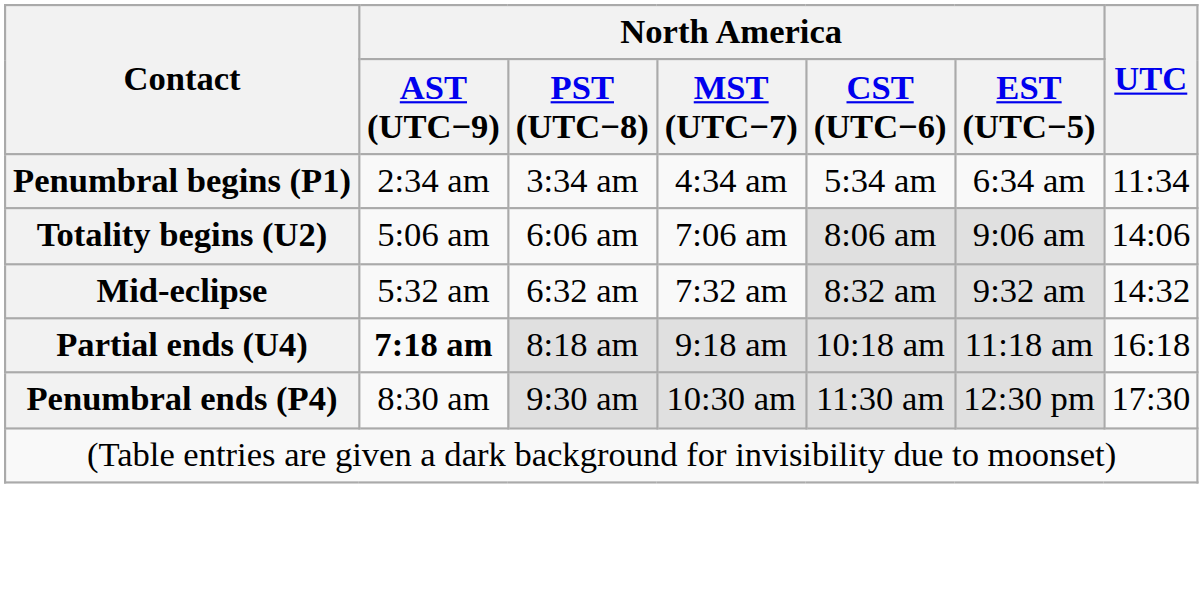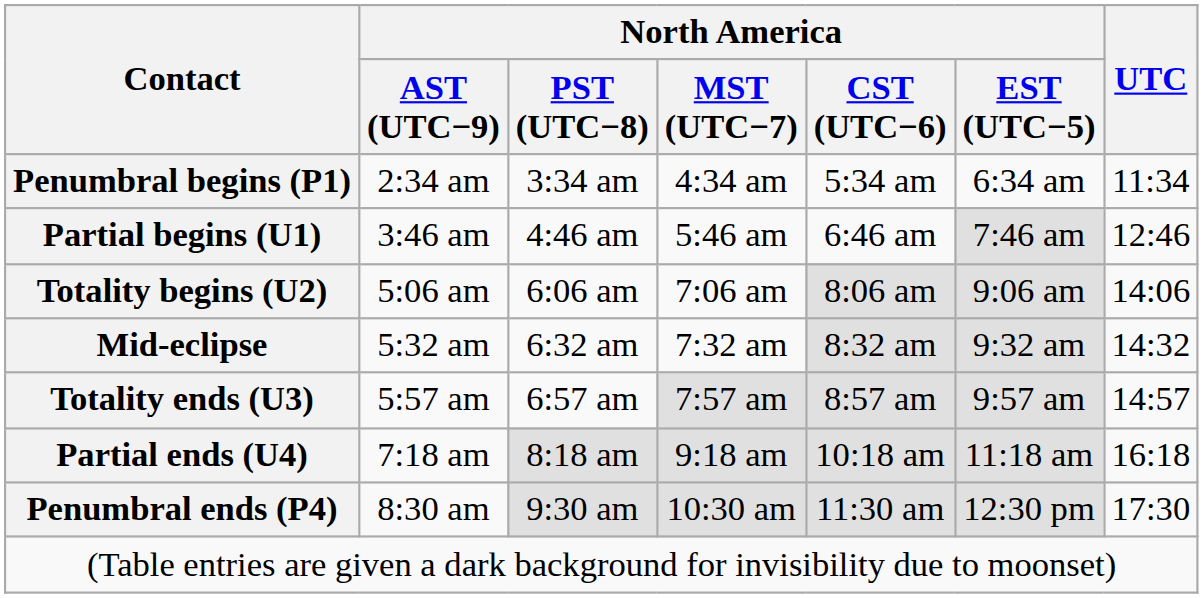+ row: (182, 235)
+ row: (182, 399)
(433, 344) bold -> (433, 454) normal
